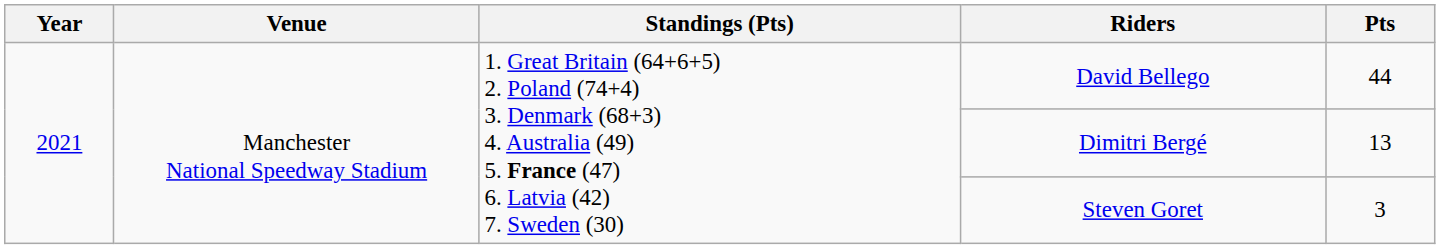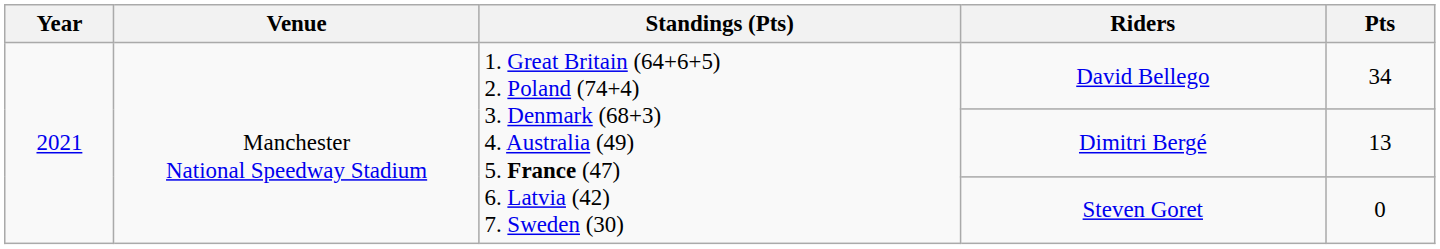(1380, 76) 44 -> (1380, 76) 34
(1380, 209) 3 -> (1380, 209) 0
